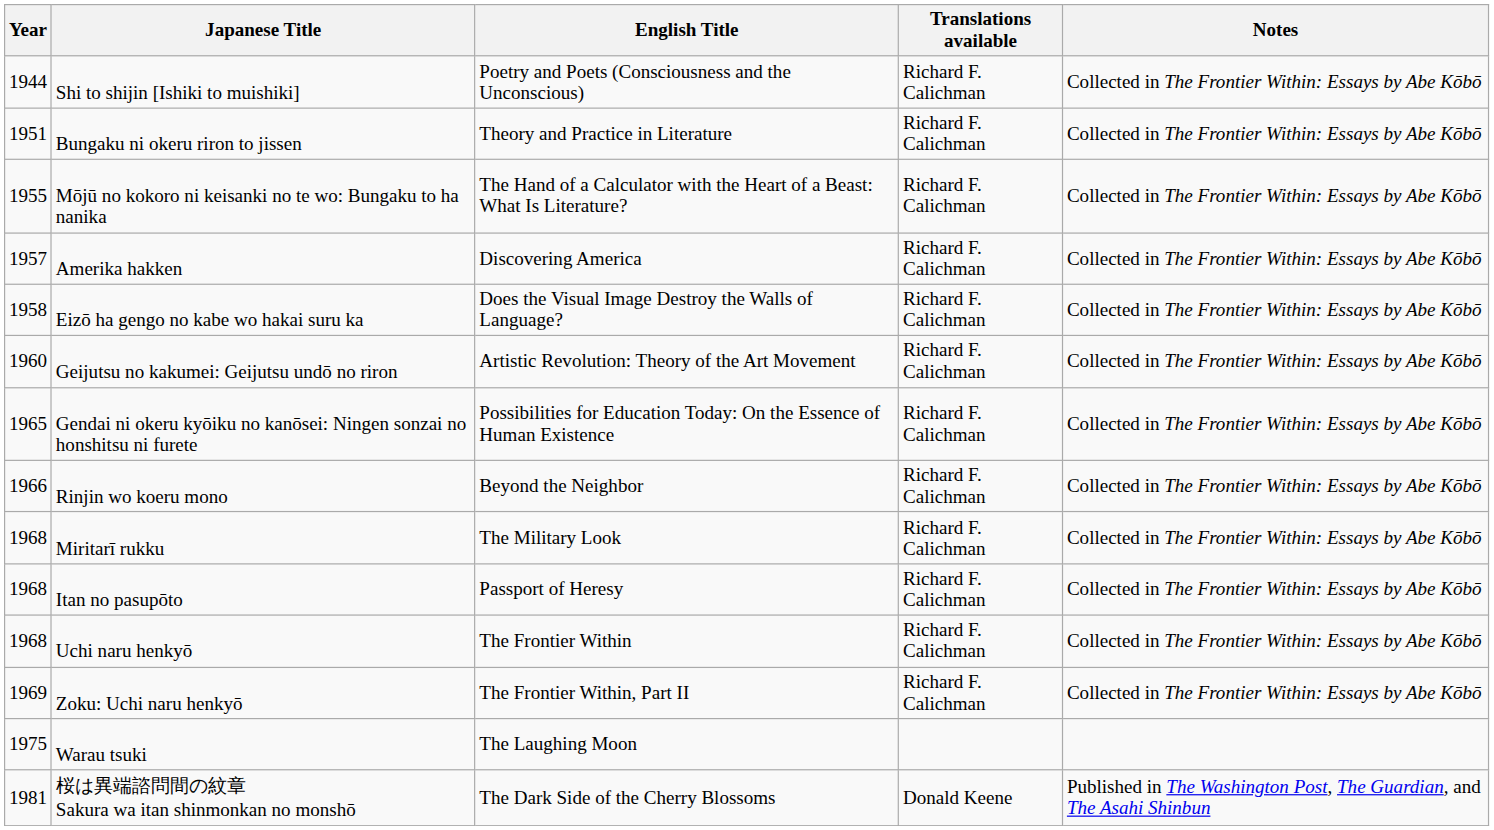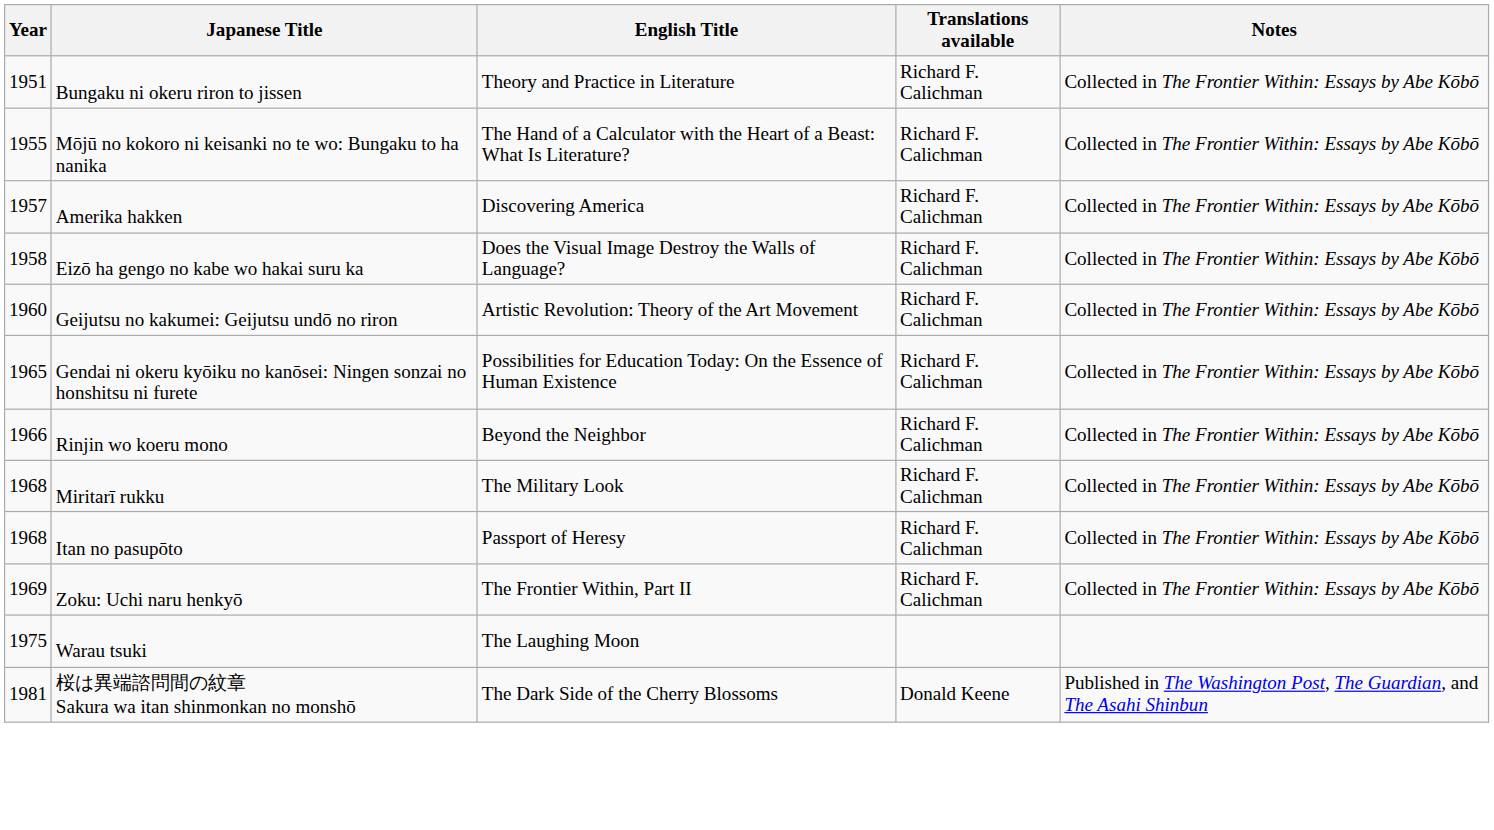- row: (178, 92)
- row: (124, 651)
